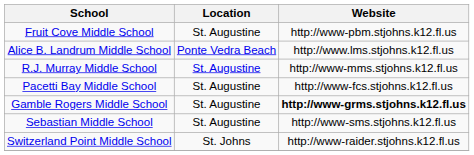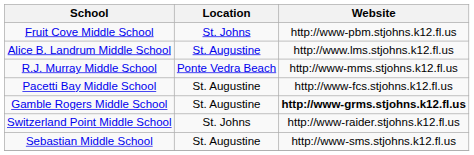(227, 31) St. Augustine -> (227, 31) St. Johns
(227, 50) Ponte Vedra Beach -> (227, 50) St. Augustine
(227, 68) St. Augustine -> (227, 68) Ponte Vedra Beach
rows swapped: (89, 123) <-> (89, 141)
